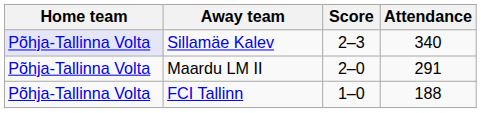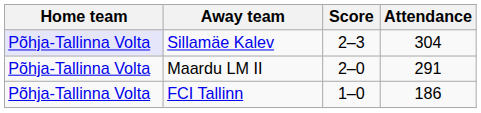(428, 42) 340 -> (428, 42) 304
(428, 94) 188 -> (428, 94) 186
